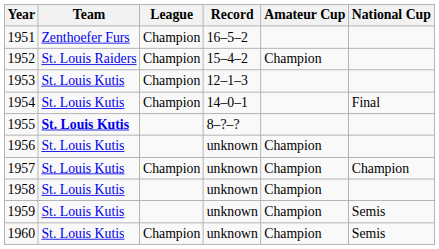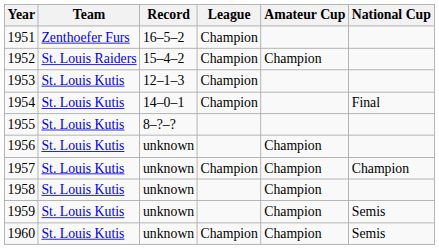columns swapped: (232, 15) <-> (172, 15)
(85, 124) bold -> (83, 124) normal
